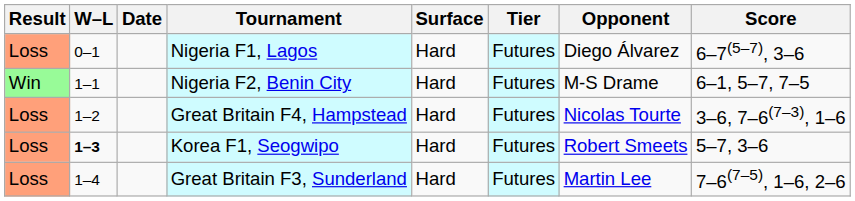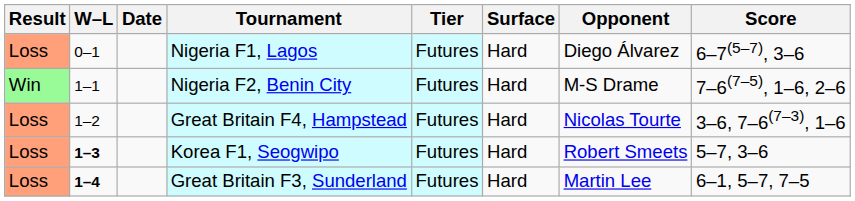columns swapped: (524, 19) <-> (450, 19)
(753, 83) 6–1, 5–7, 7–5 -> (771, 85) 7–6(7–5), 1–6, 2–6
(87, 180) normal -> (87, 181) bold
(771, 178) 7–6(7–5), 1–6, 2–6 -> (753, 181) 6–1, 5–7, 7–5
